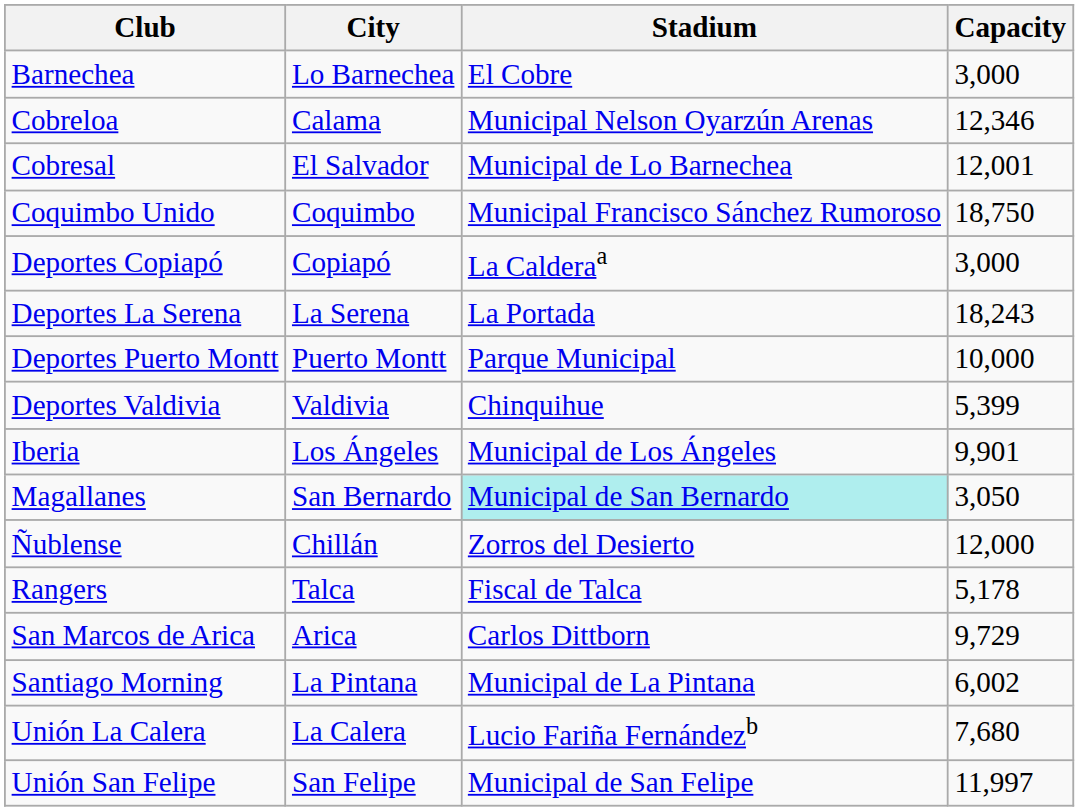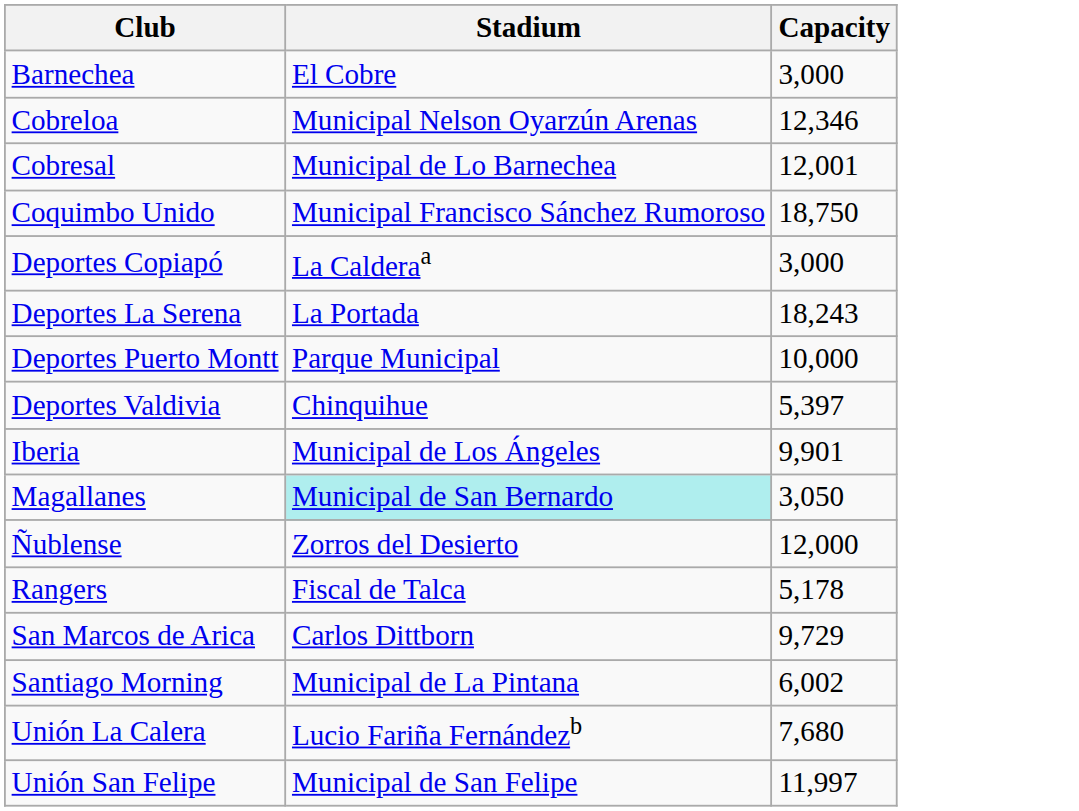- column: (373, 27)
(987, 404) 5,399 -> (811, 404) 5,397
